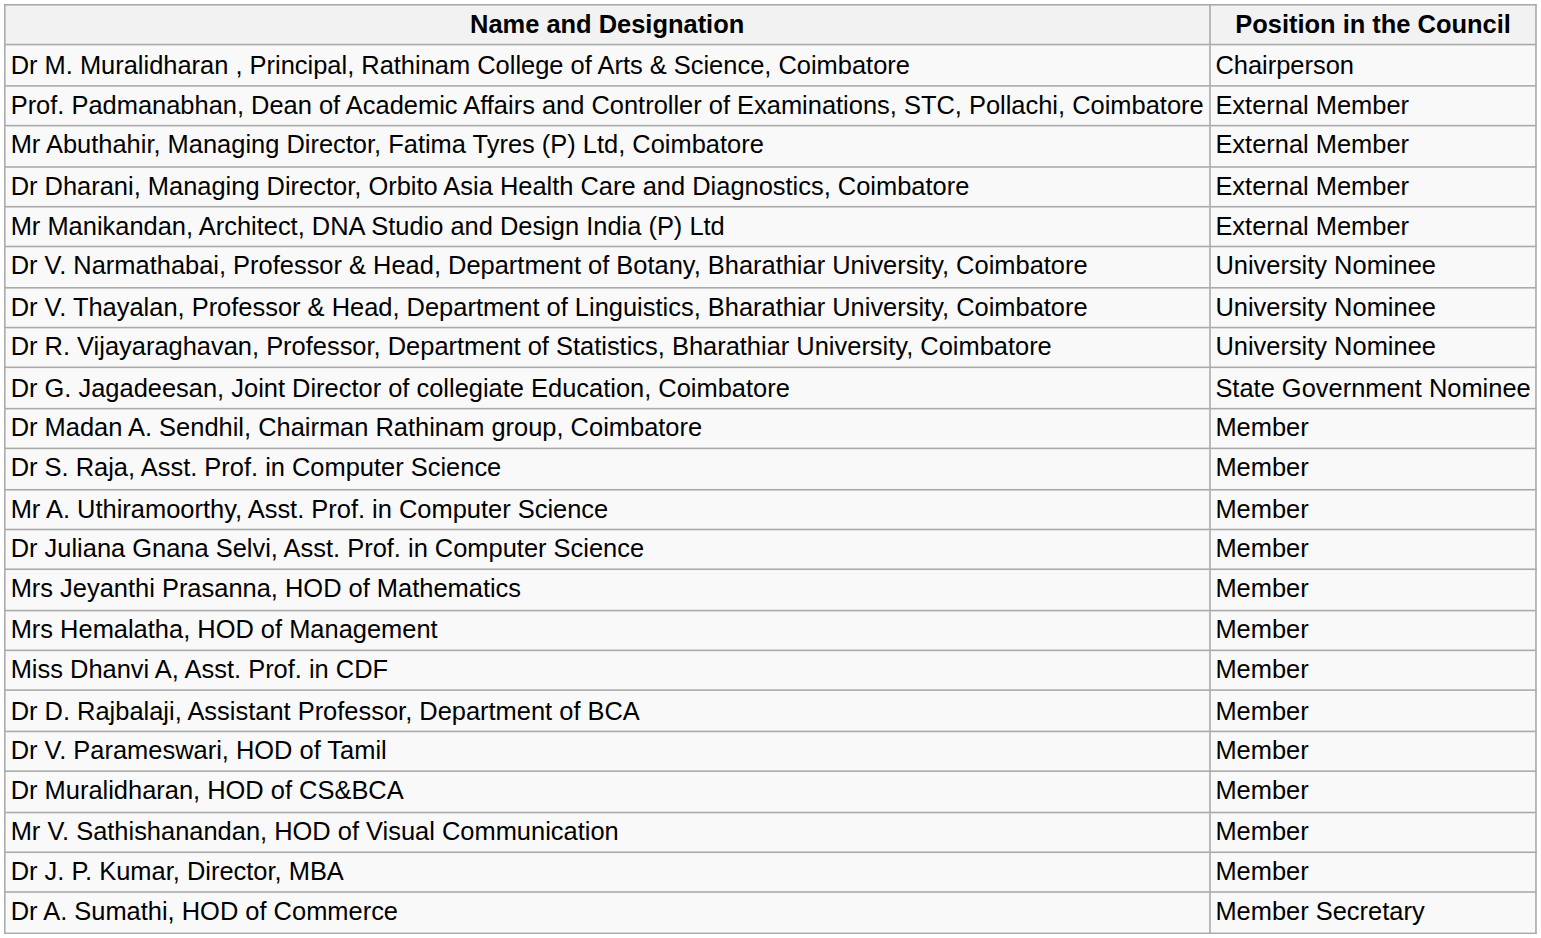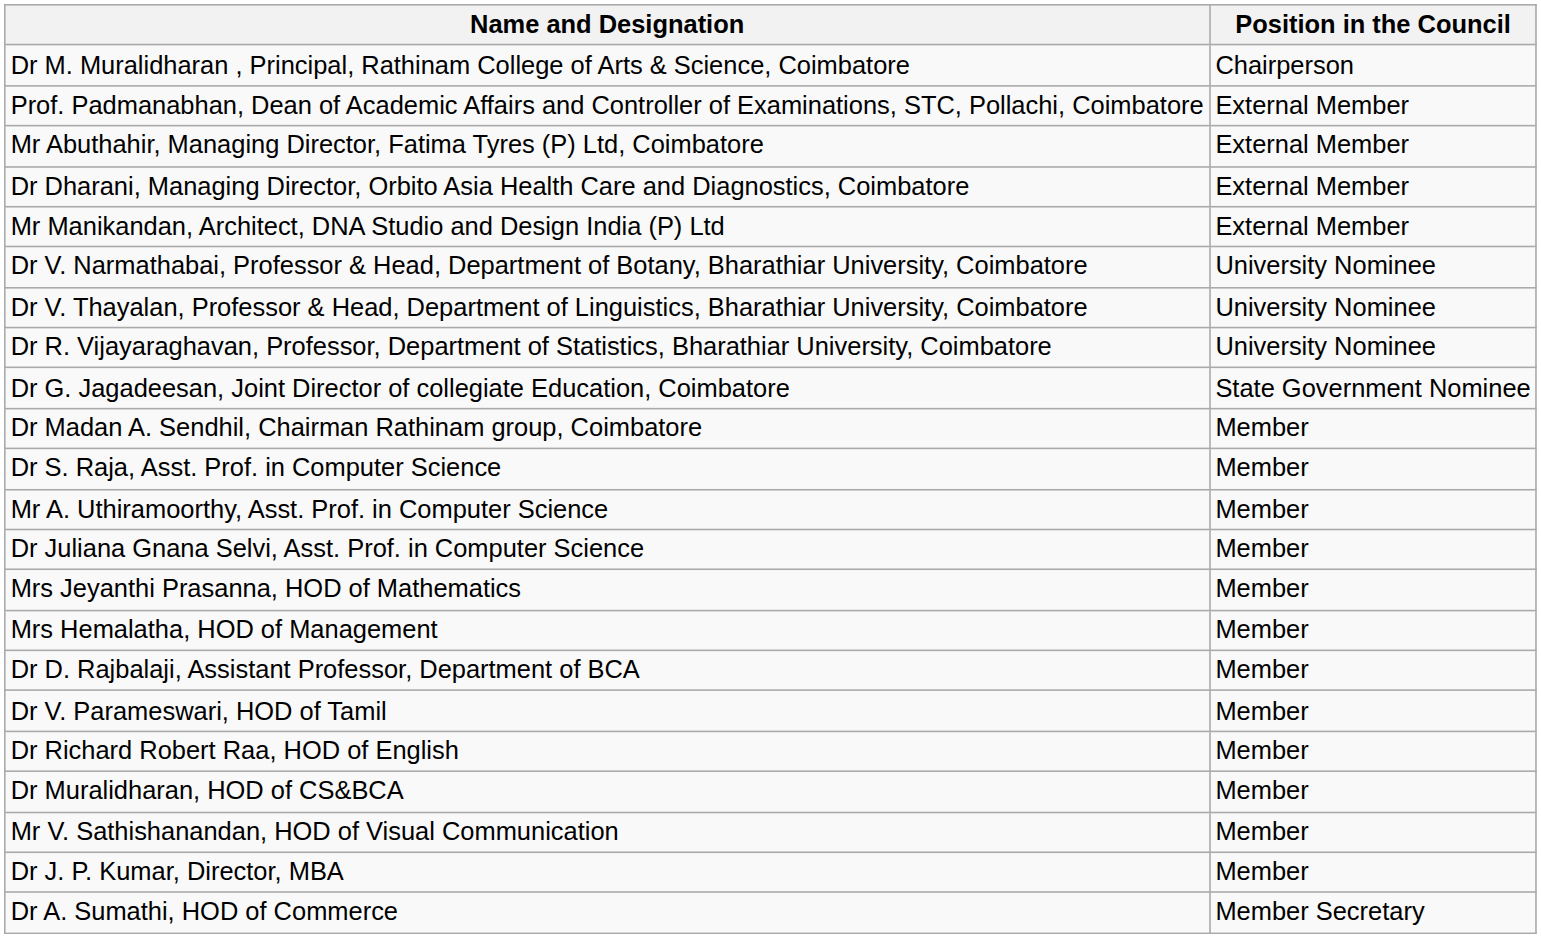- row: (199, 670)
+ row: (235, 750)
